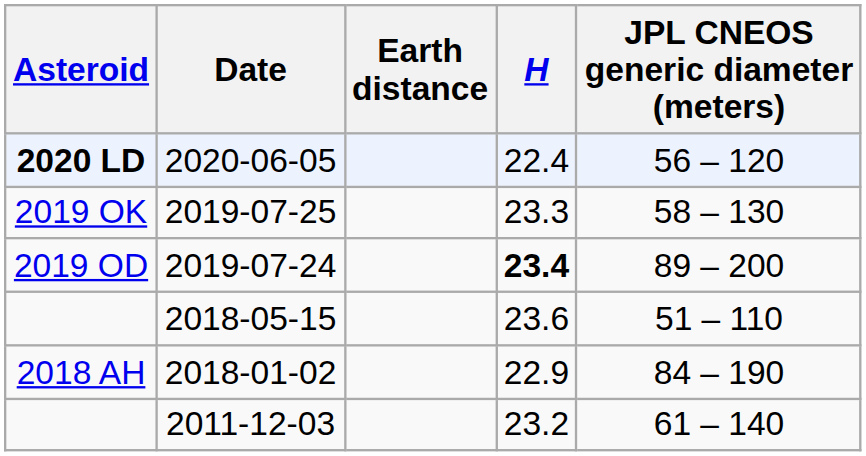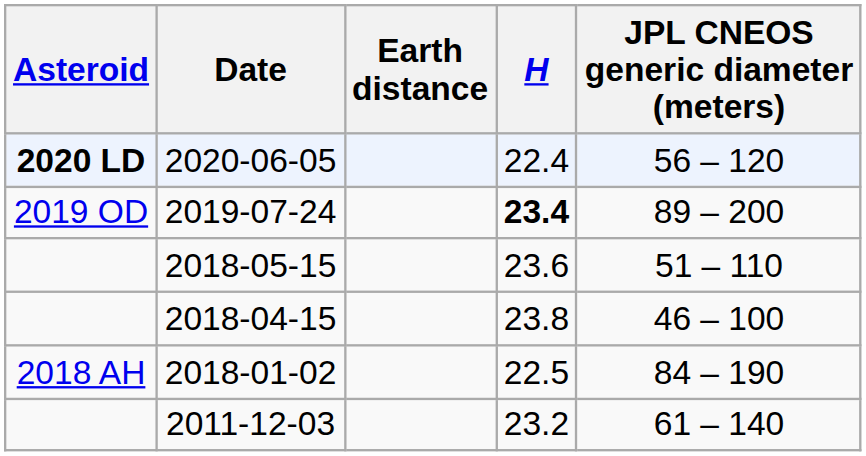- row: (251, 213)
+ row: (251, 319)
(536, 372) 22.9 -> (536, 372) 22.5
